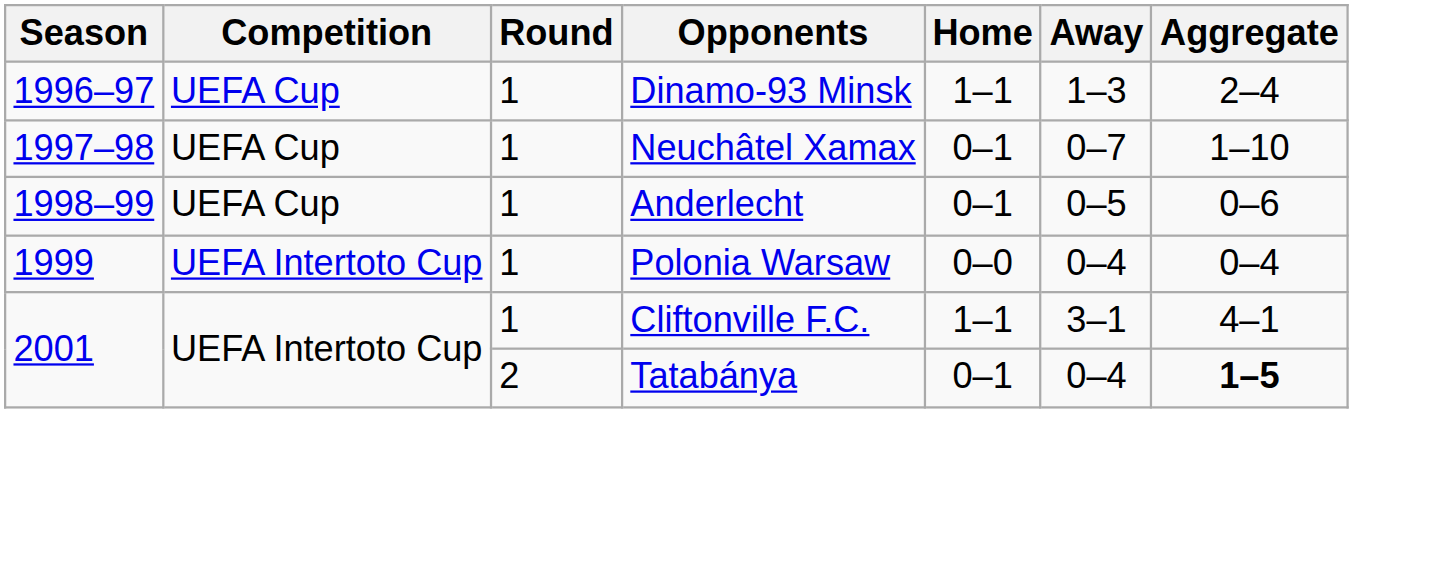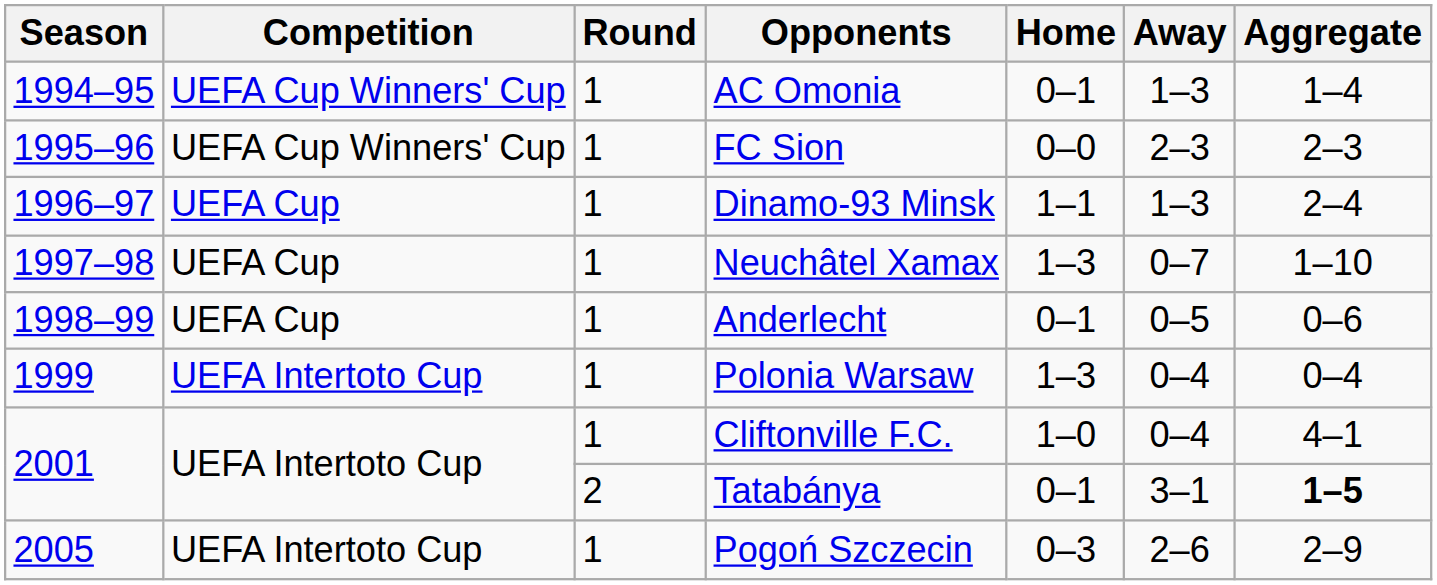+ row: (807, 90)
+ row: (779, 147)
(983, 147) 0–1 -> (1066, 262) 1–3
(983, 262) 0–0 -> (1066, 377) 1–3
(983, 319) 1–1 -> (1066, 434) 1–0
(1096, 319) 3–1 -> (1180, 434) 0–4
(1096, 377) 0–4 -> (1180, 491) 3–1
+ row: (843, 549)
